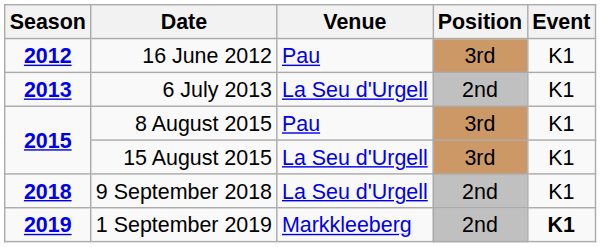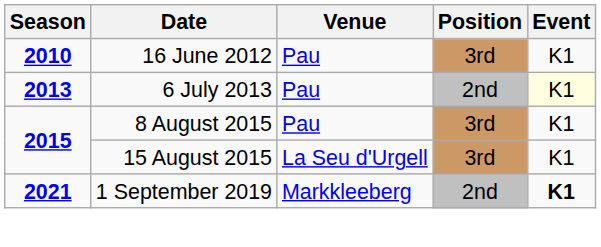(48, 56) 2012 -> (48, 56) 2010
(355, 90) La Seu d'Urgell -> (301, 90) Pau
(561, 90) no background -> (561, 90) lightyellow background
- row: (184, 191)
(48, 225) 2019 -> (48, 191) 2021
